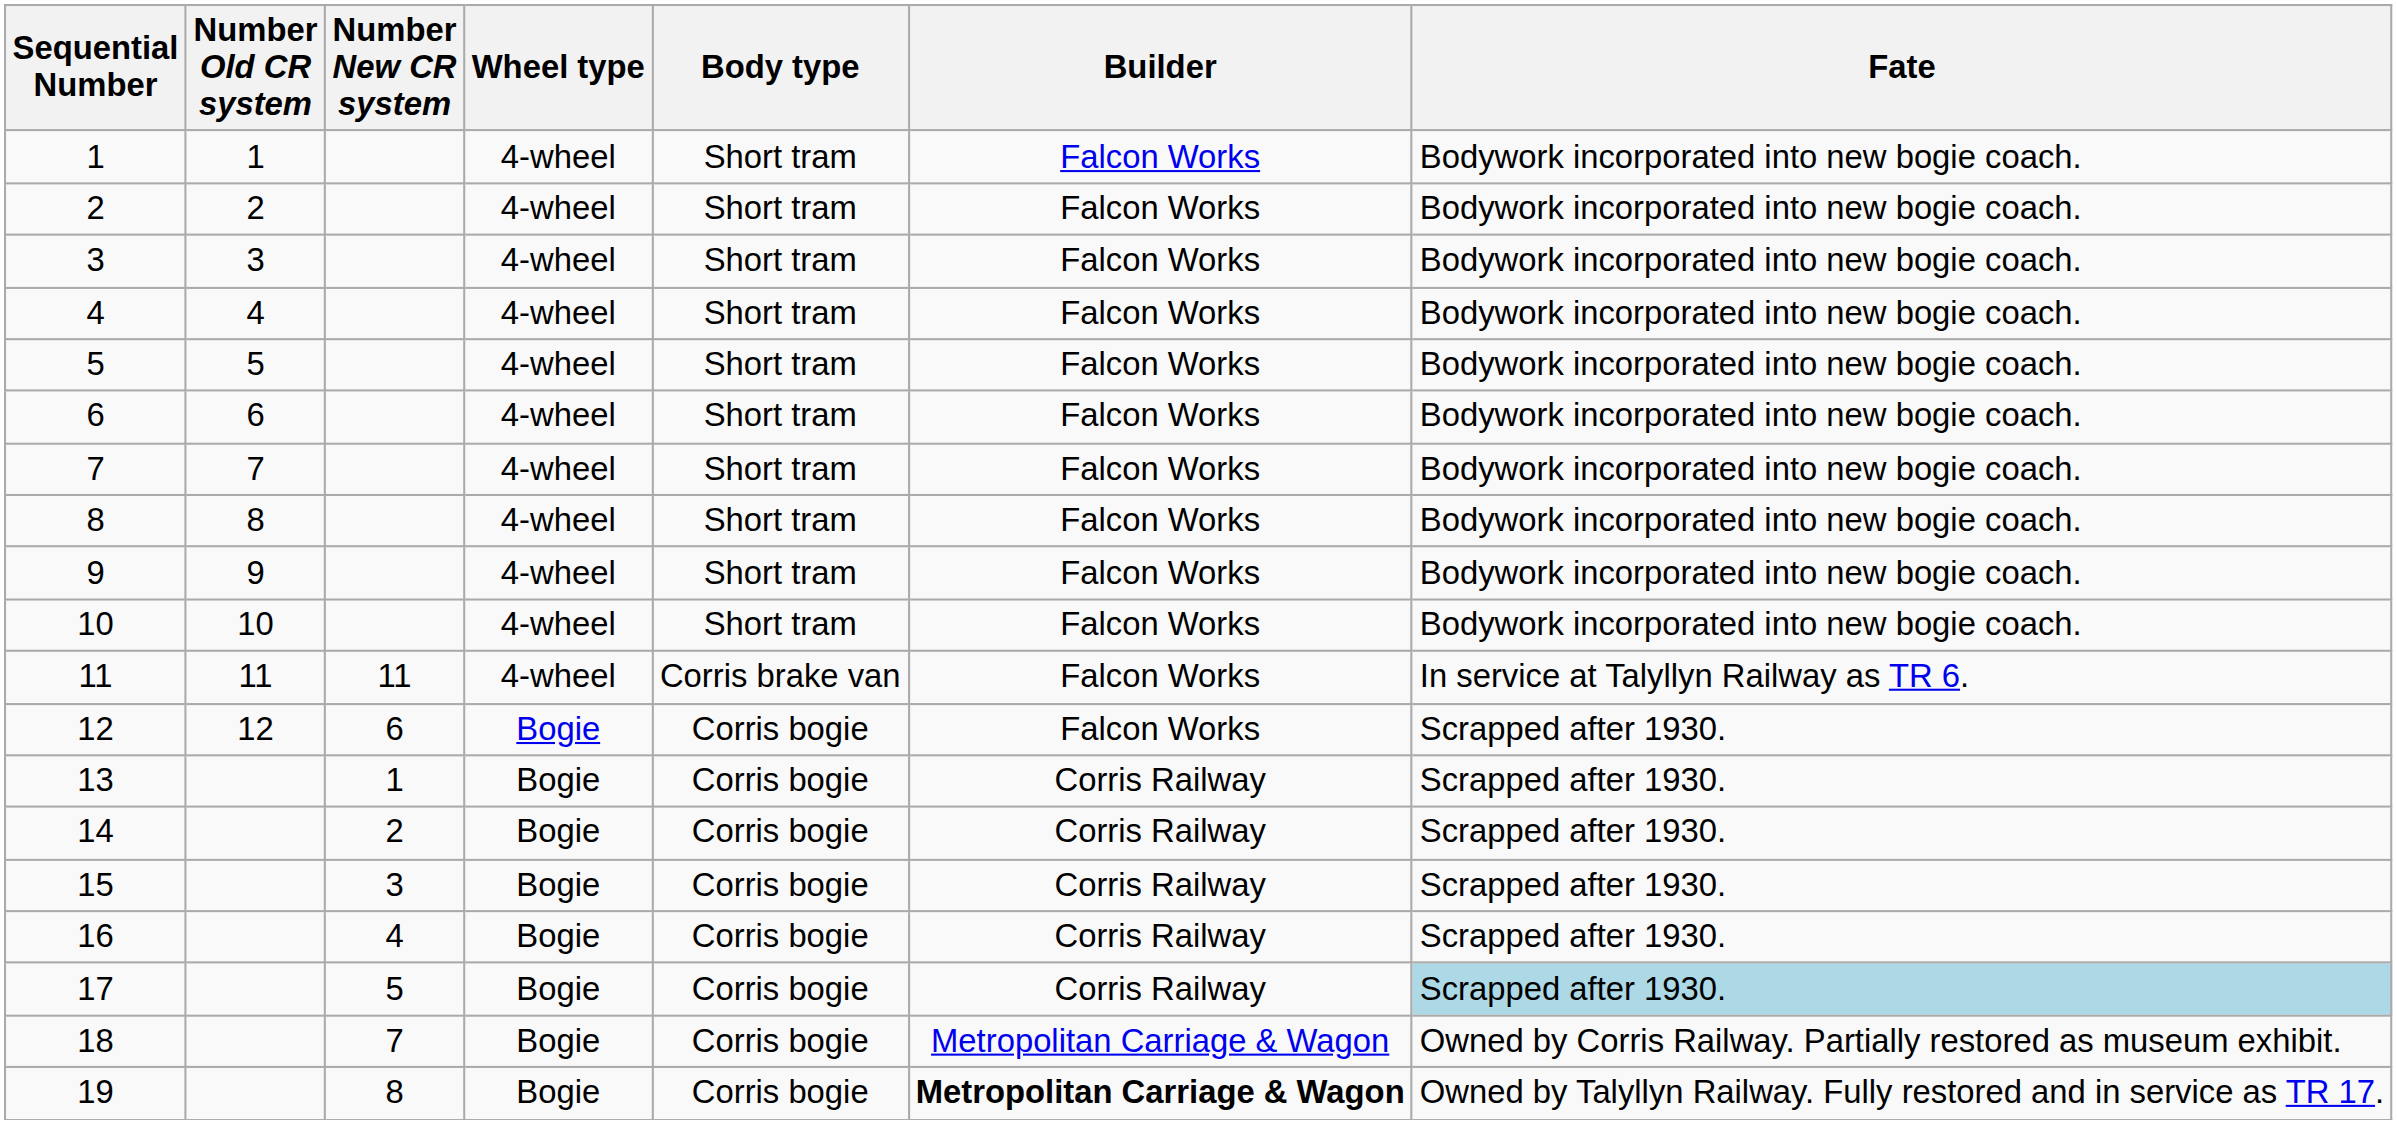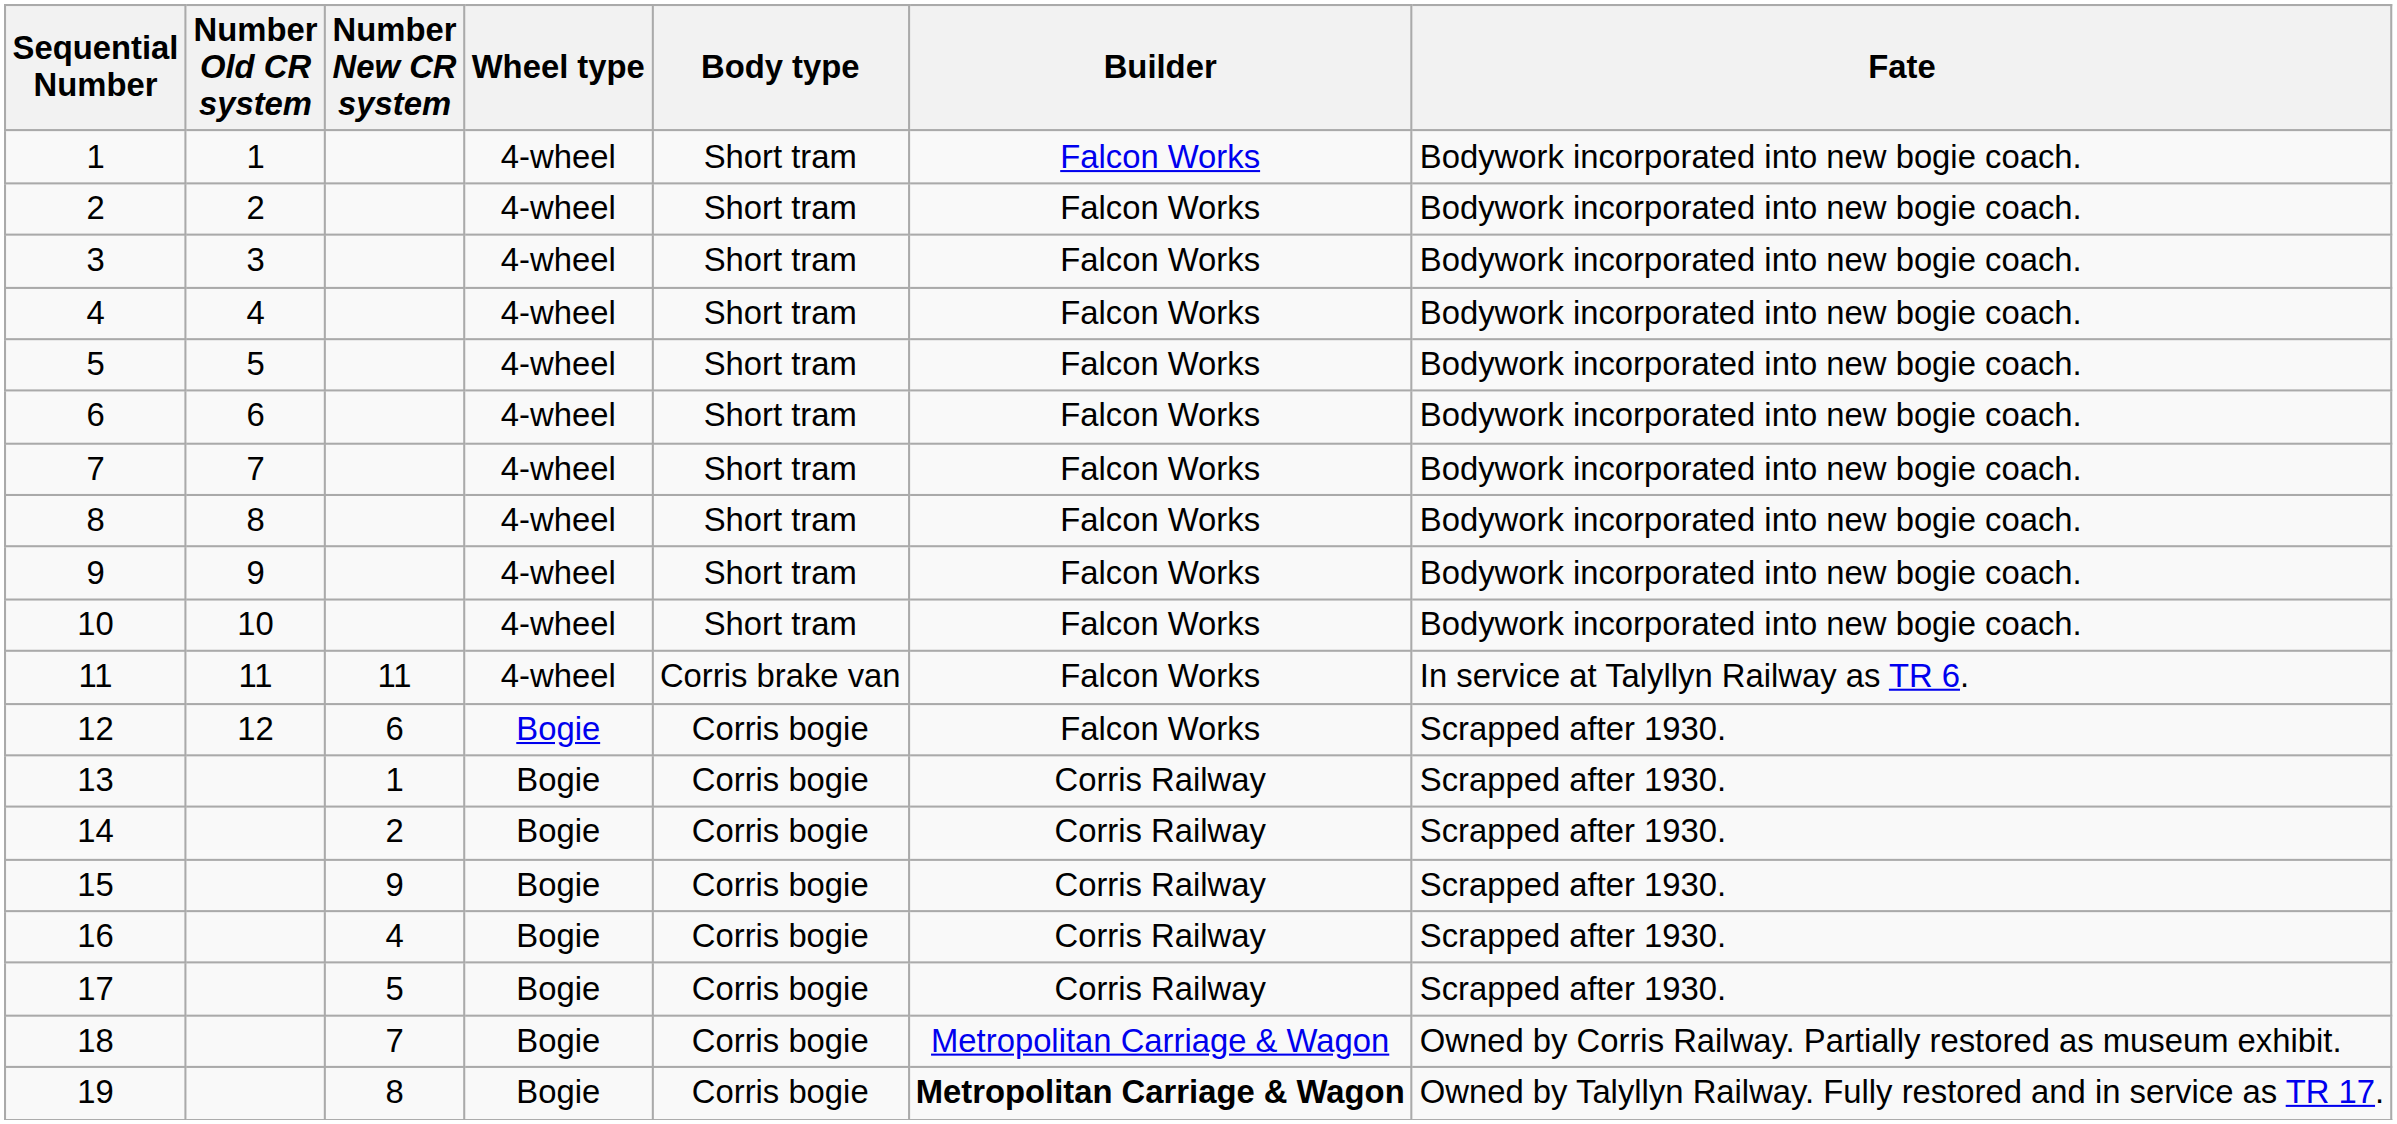(395, 884) 3 -> (395, 884) 9
(1573, 988) lightblue background -> (1573, 988) no background
